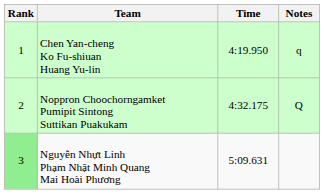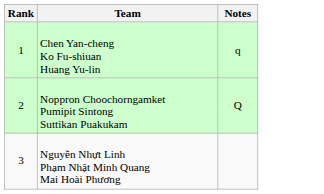- column: (248, 13)
(21, 161) lightgreen background -> (21, 161) no background
